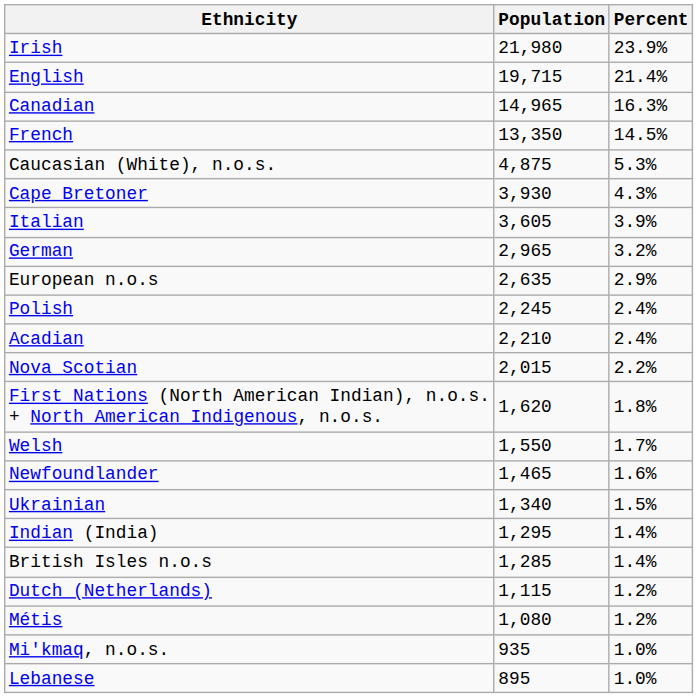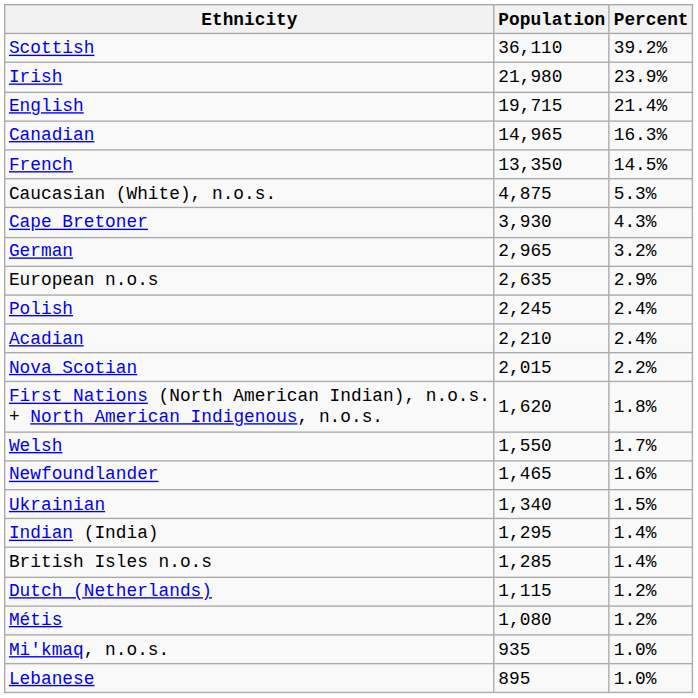+ row: (52, 48)
- row: (46, 222)
